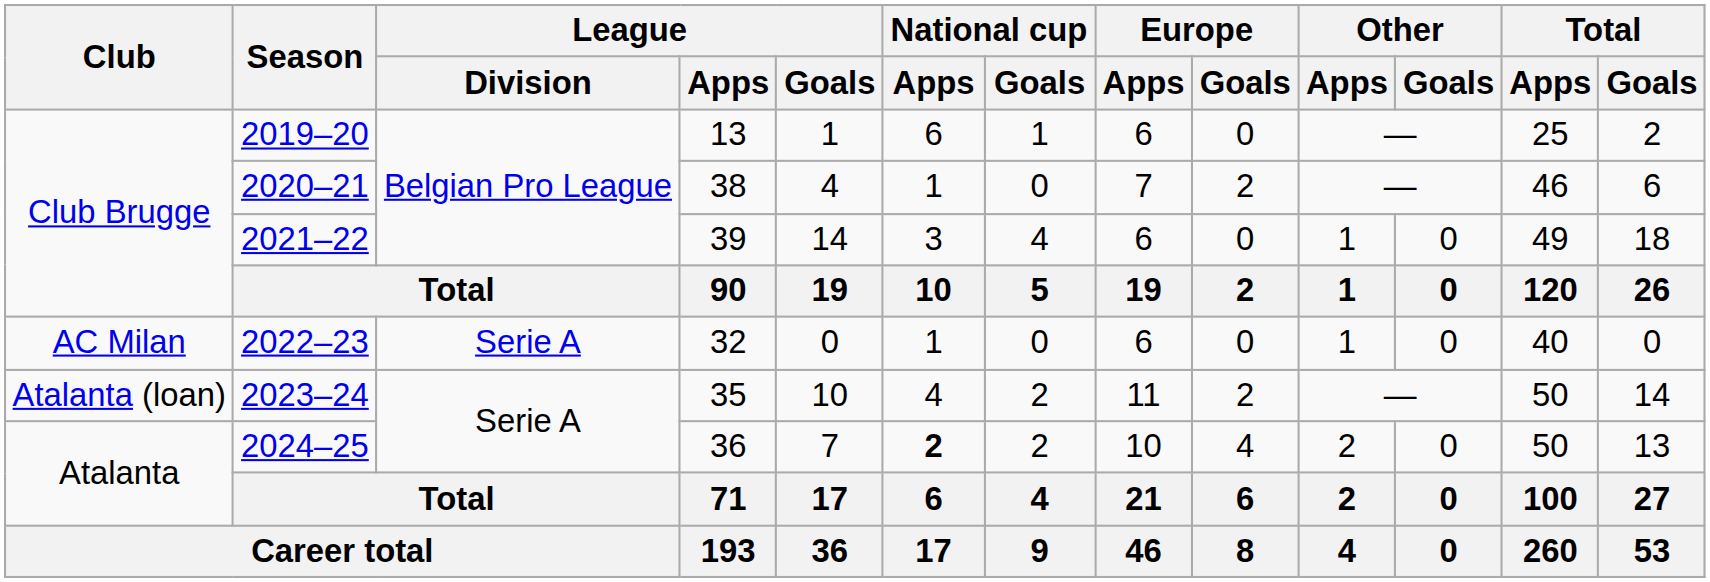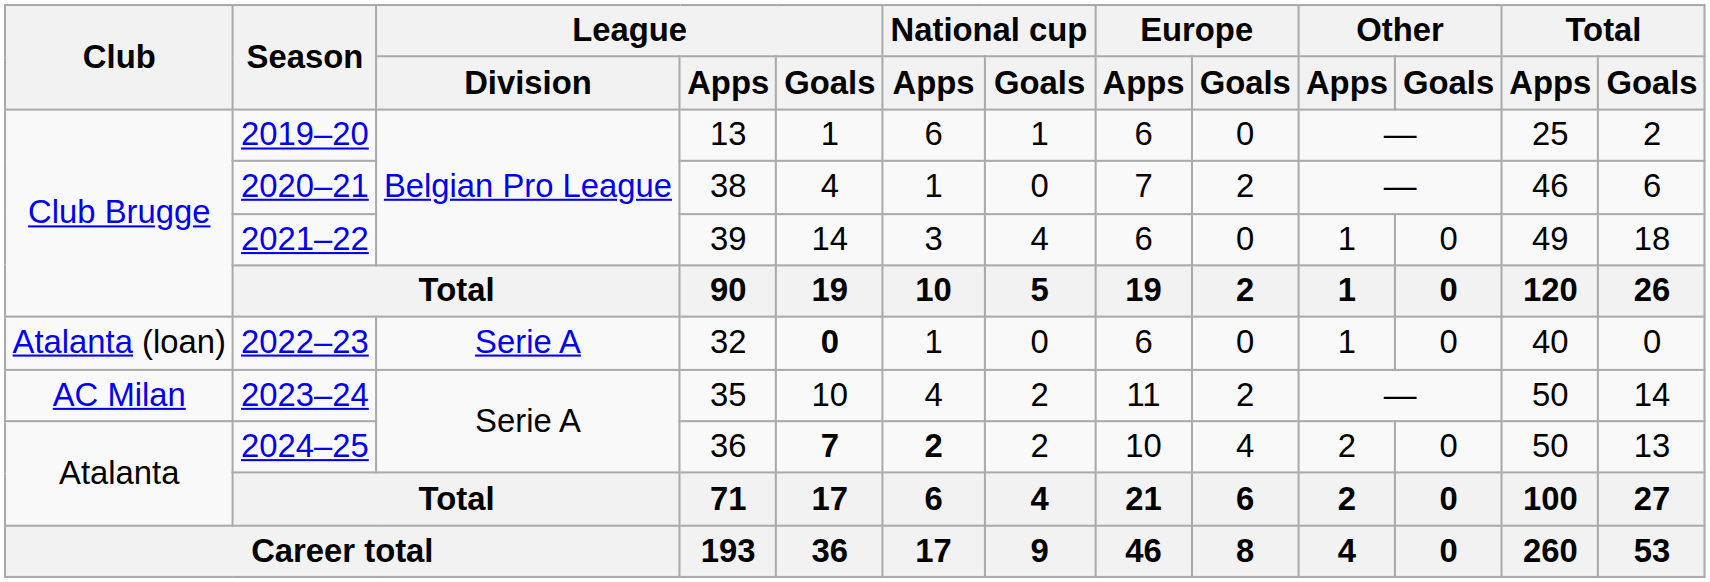(119, 342) AC Milan -> (119, 342) Atalanta (loan)
(830, 342) normal -> (830, 342) bold
(119, 394) Atalanta (loan) -> (119, 394) AC Milan
(830, 446) normal -> (830, 446) bold
